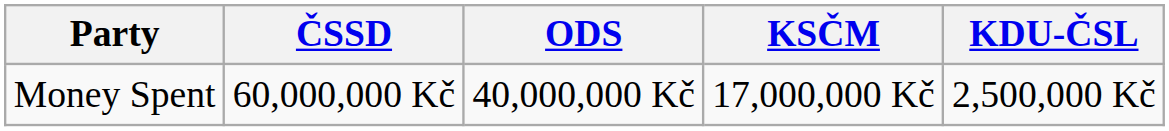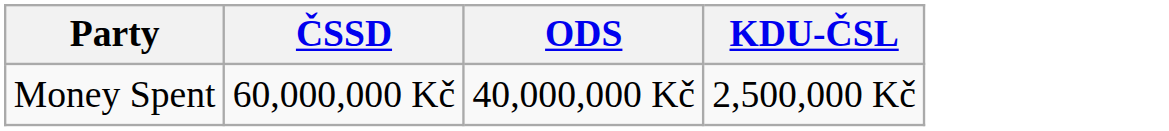- column: (824, 34)
